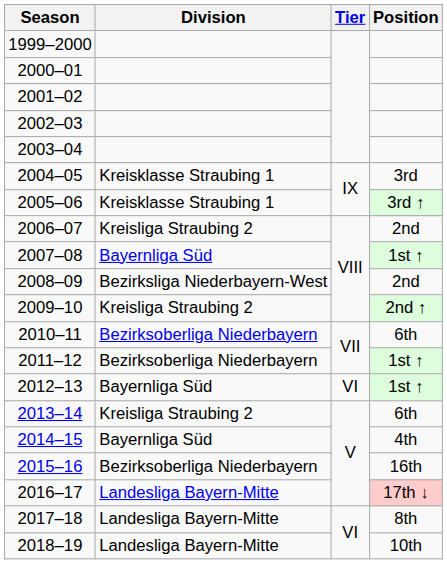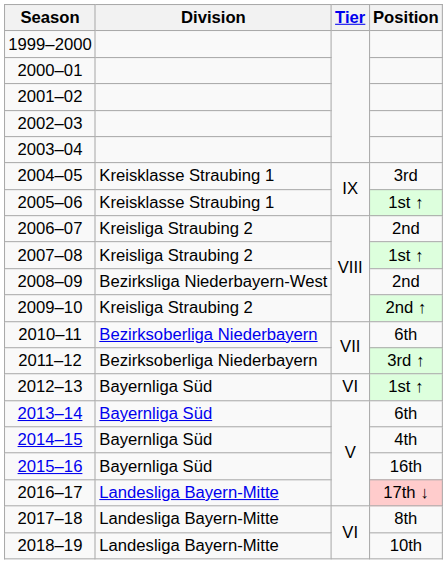(406, 202) 3rd ↑ -> (406, 202) 1st ↑
(156, 255) Bayernliga Süd -> (176, 255) Kreisliga Straubing 2
(406, 360) 1st ↑ -> (406, 360) 3rd ↑
(176, 413) Kreisliga Straubing 2 -> (156, 413) Bayernliga Süd
(208, 466) Bezirksoberliga Niederbayern -> (156, 466) Bayernliga Süd
